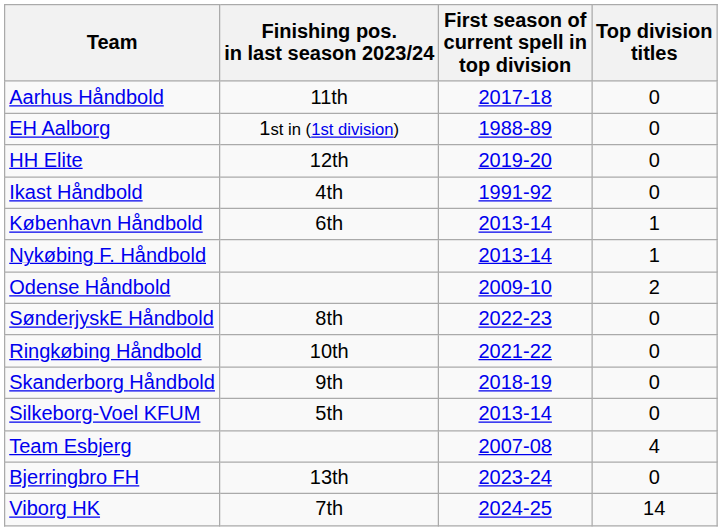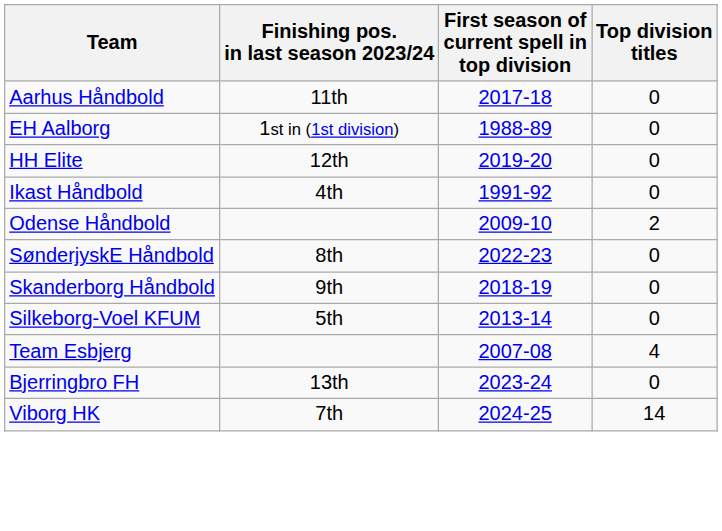- row: (106, 223)
- row: (108, 255)
- row: (105, 350)
